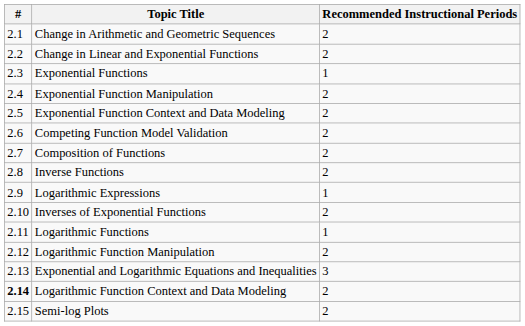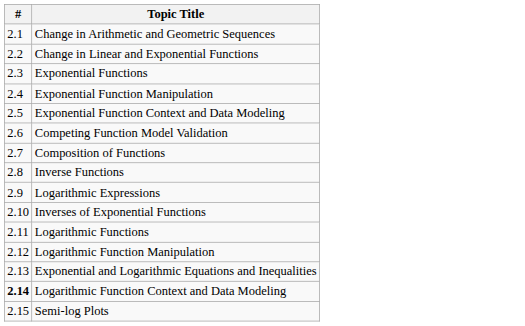- column: (420, 14)
